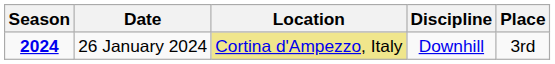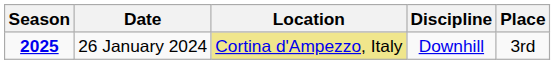(39, 46) 2024 -> (39, 46) 2025
